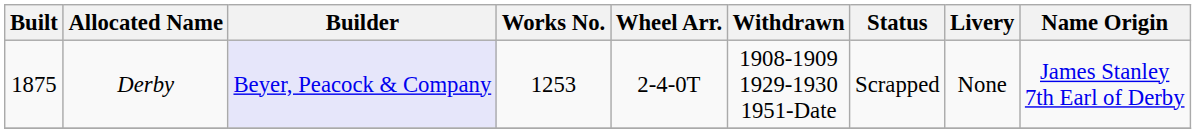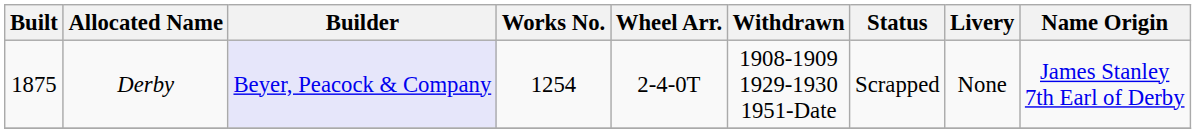(553, 84) 1253 -> (553, 84) 1254
